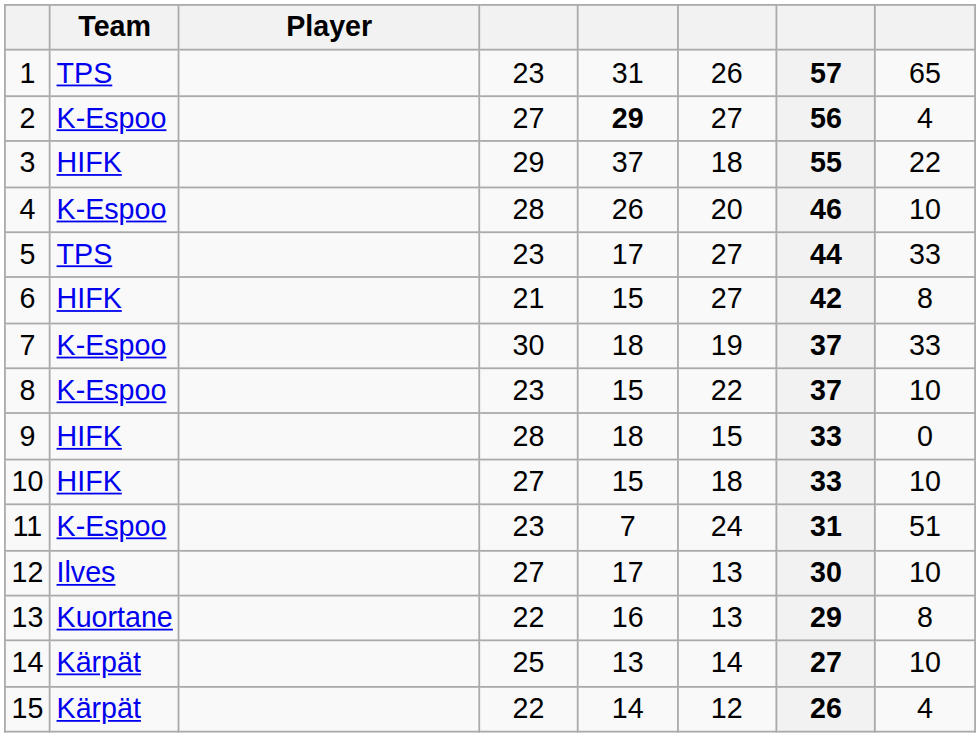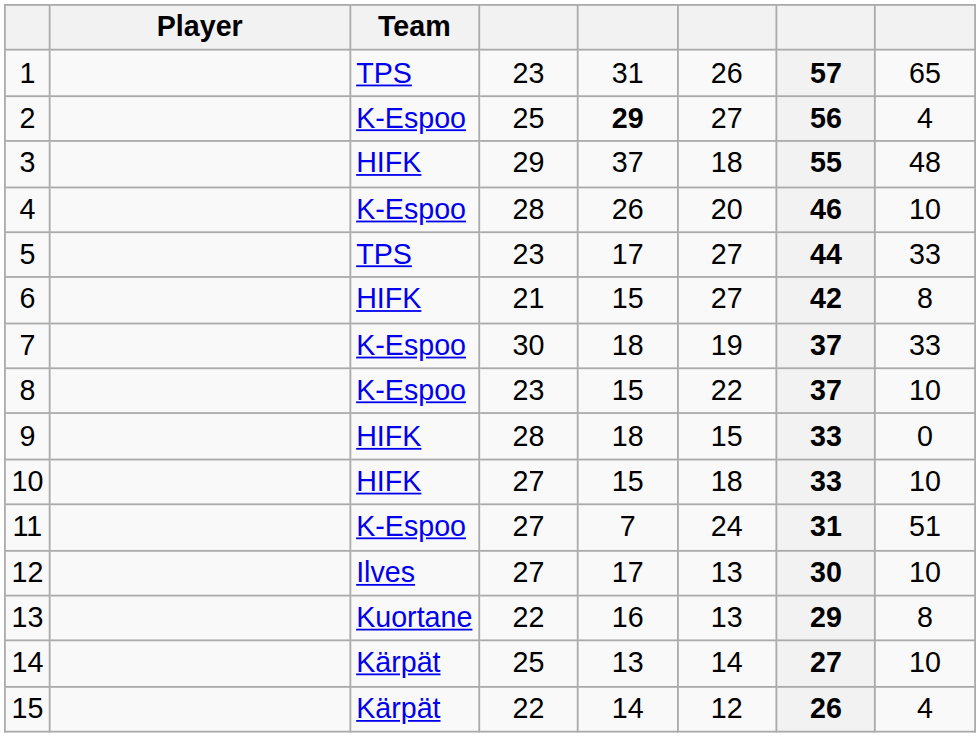columns swapped: (329, 27) <-> (115, 27)
(529, 118) 27 -> (529, 118) 25
(925, 163) 22 -> (925, 163) 48
(529, 526) 23 -> (529, 526) 27
